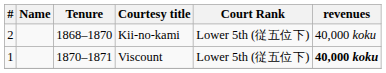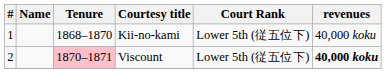(10, 35) 2 -> (10, 35) 1
(10, 57) 1 -> (10, 57) 2
(84, 57) no background -> (84, 57) pink background
